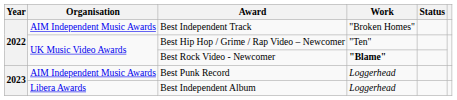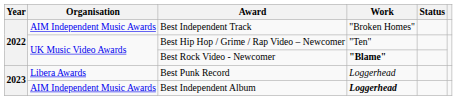(93, 73) AIM Independent Music Awards -> (58, 73) Libera Awards
(58, 88) Libera Awards -> (93, 88) AIM Independent Music Awards
(372, 88) normal -> (373, 88) bold
